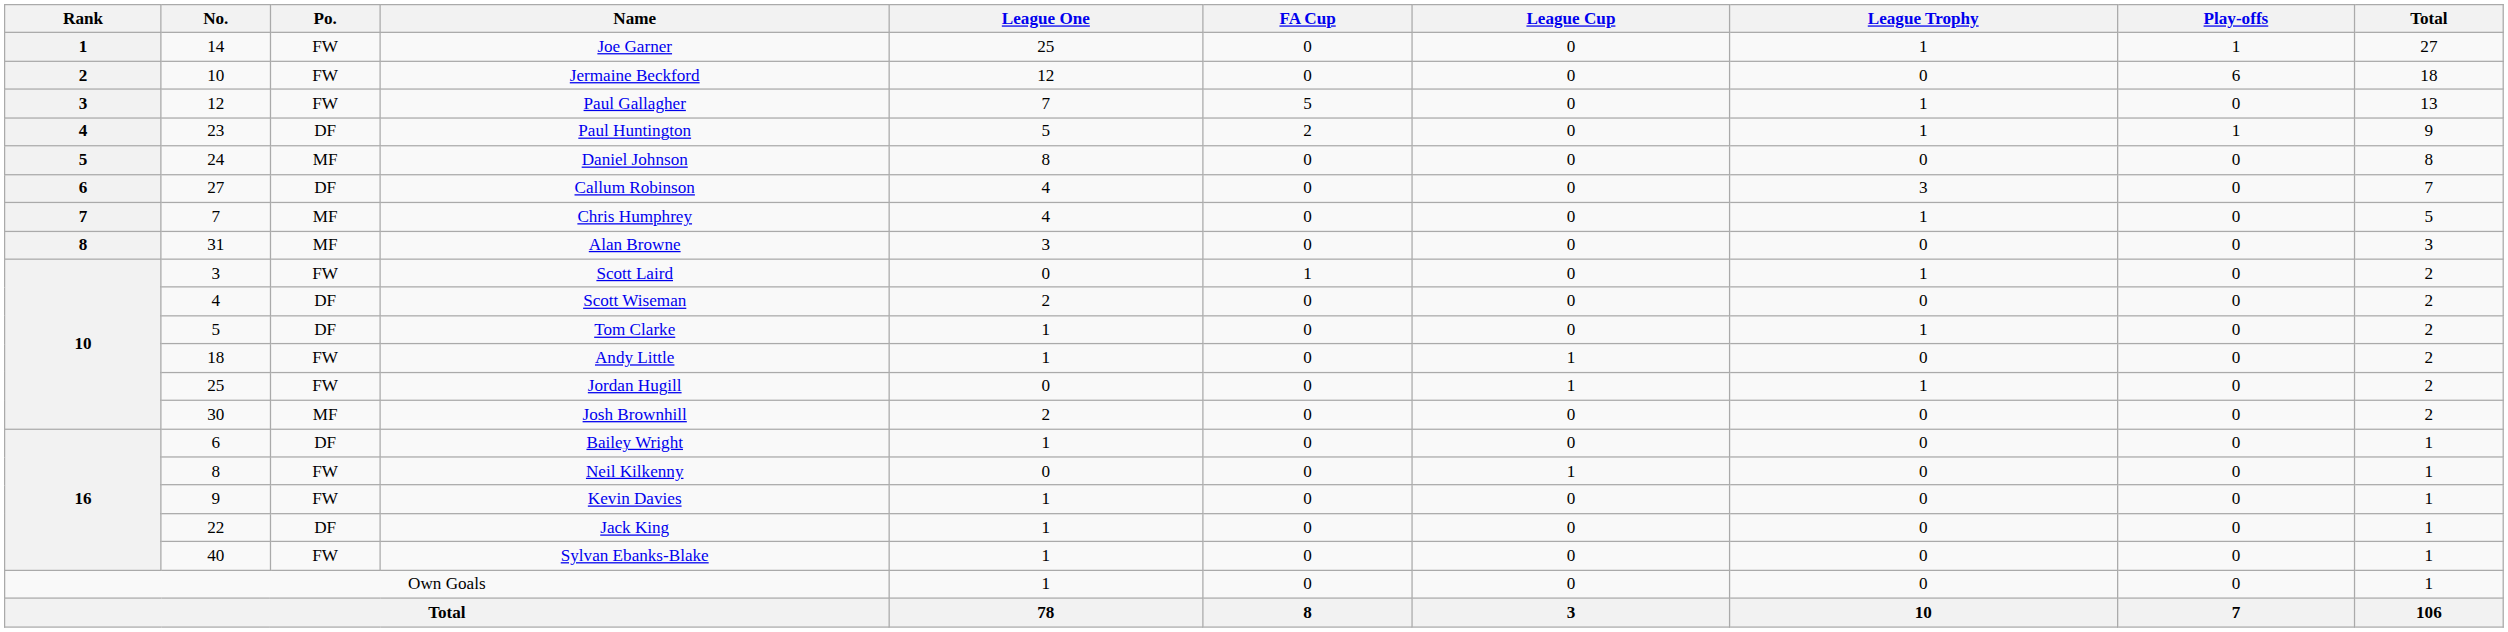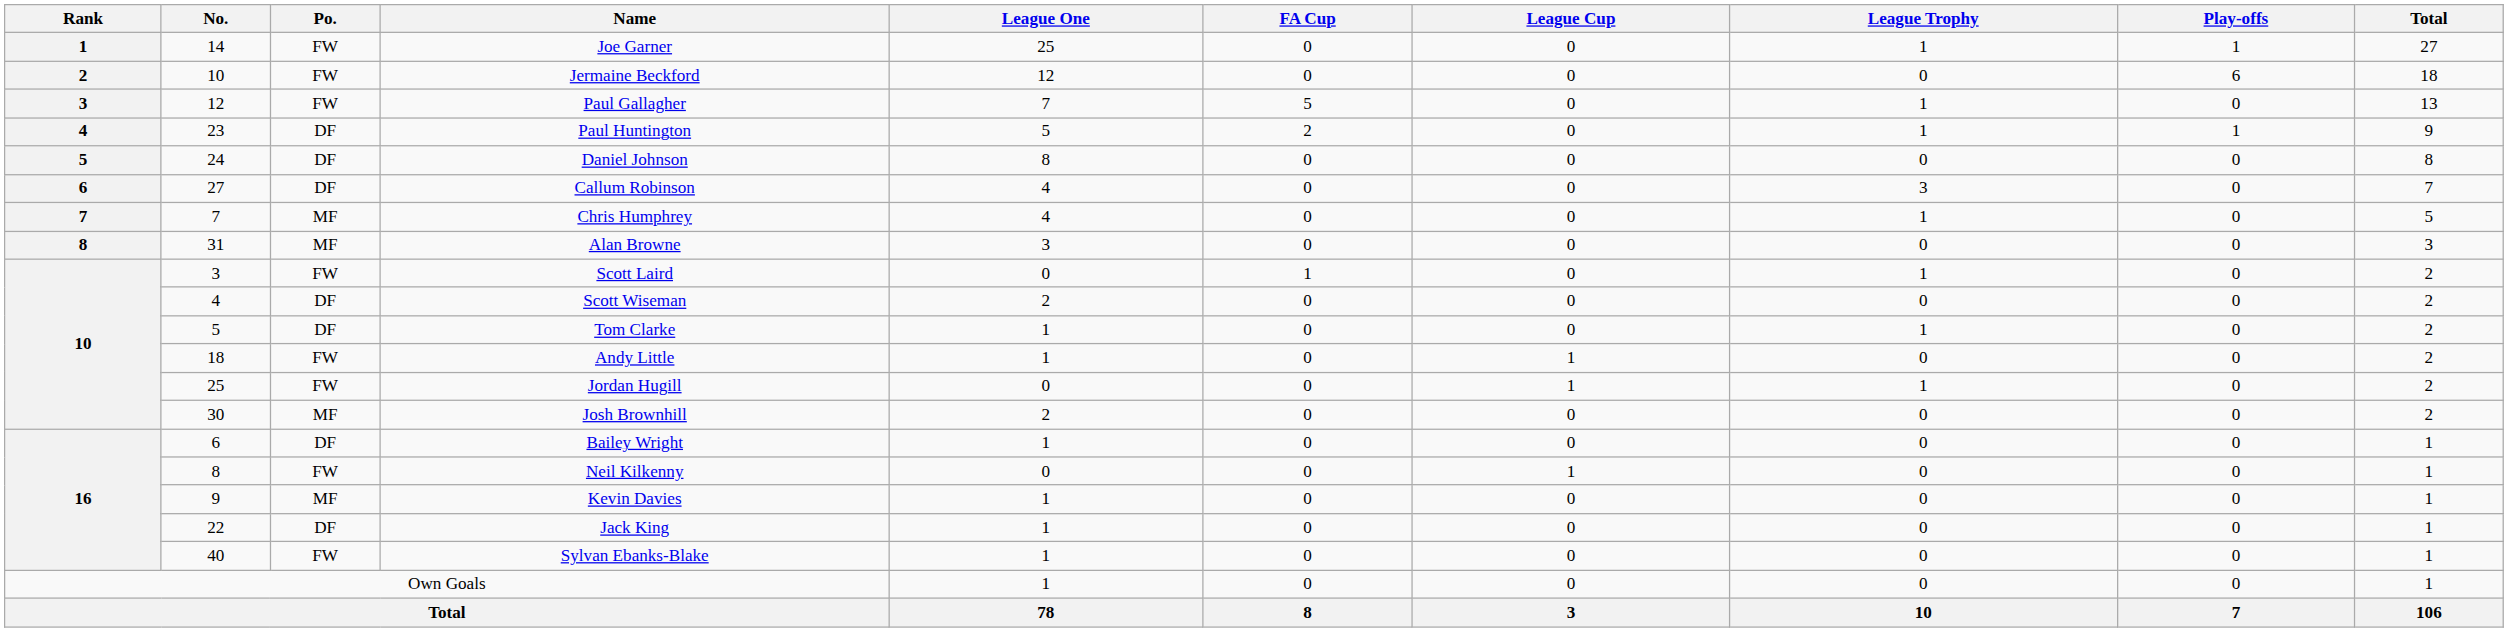(325, 159) MF -> (325, 159) DF
(325, 498) FW -> (325, 498) MF
